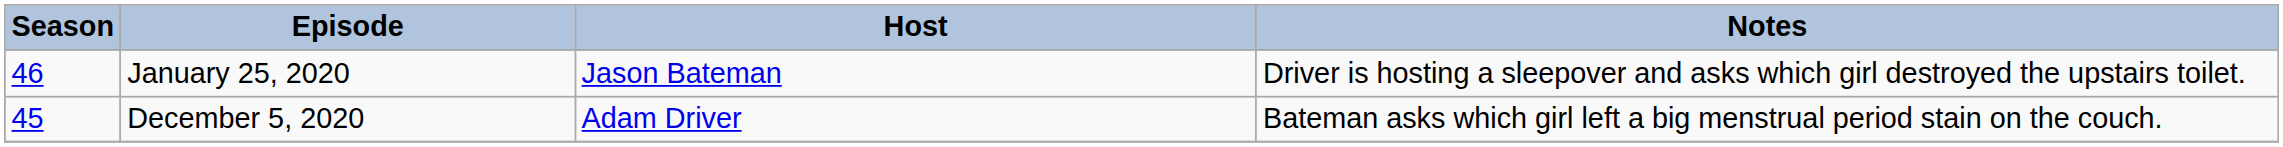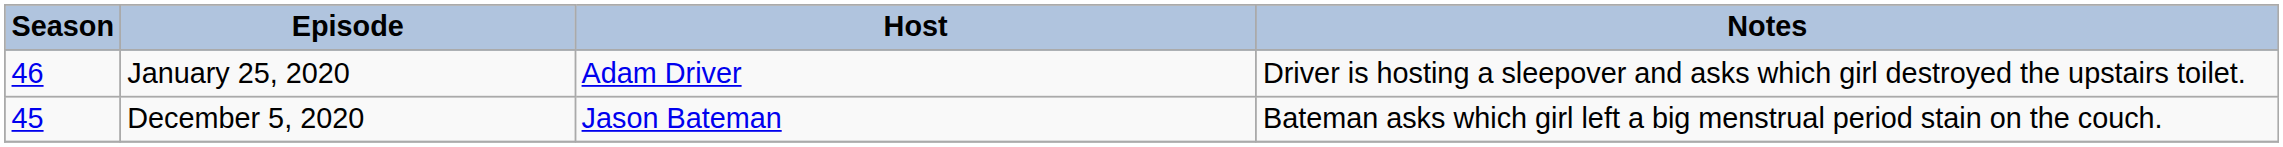(682, 73) Jason Bateman -> (662, 73) Adam Driver
(662, 118) Adam Driver -> (682, 118) Jason Bateman
